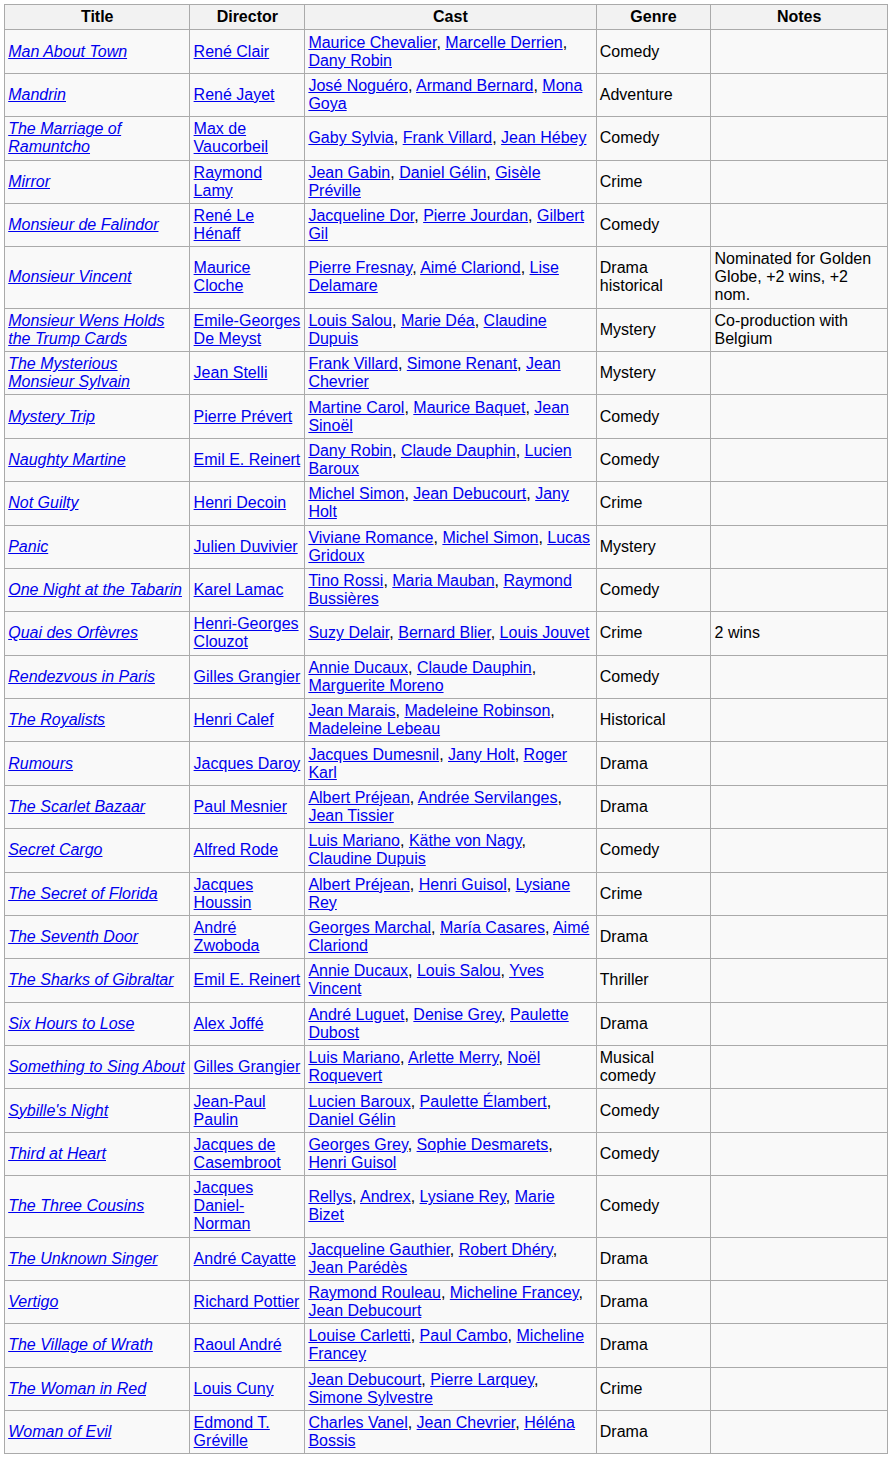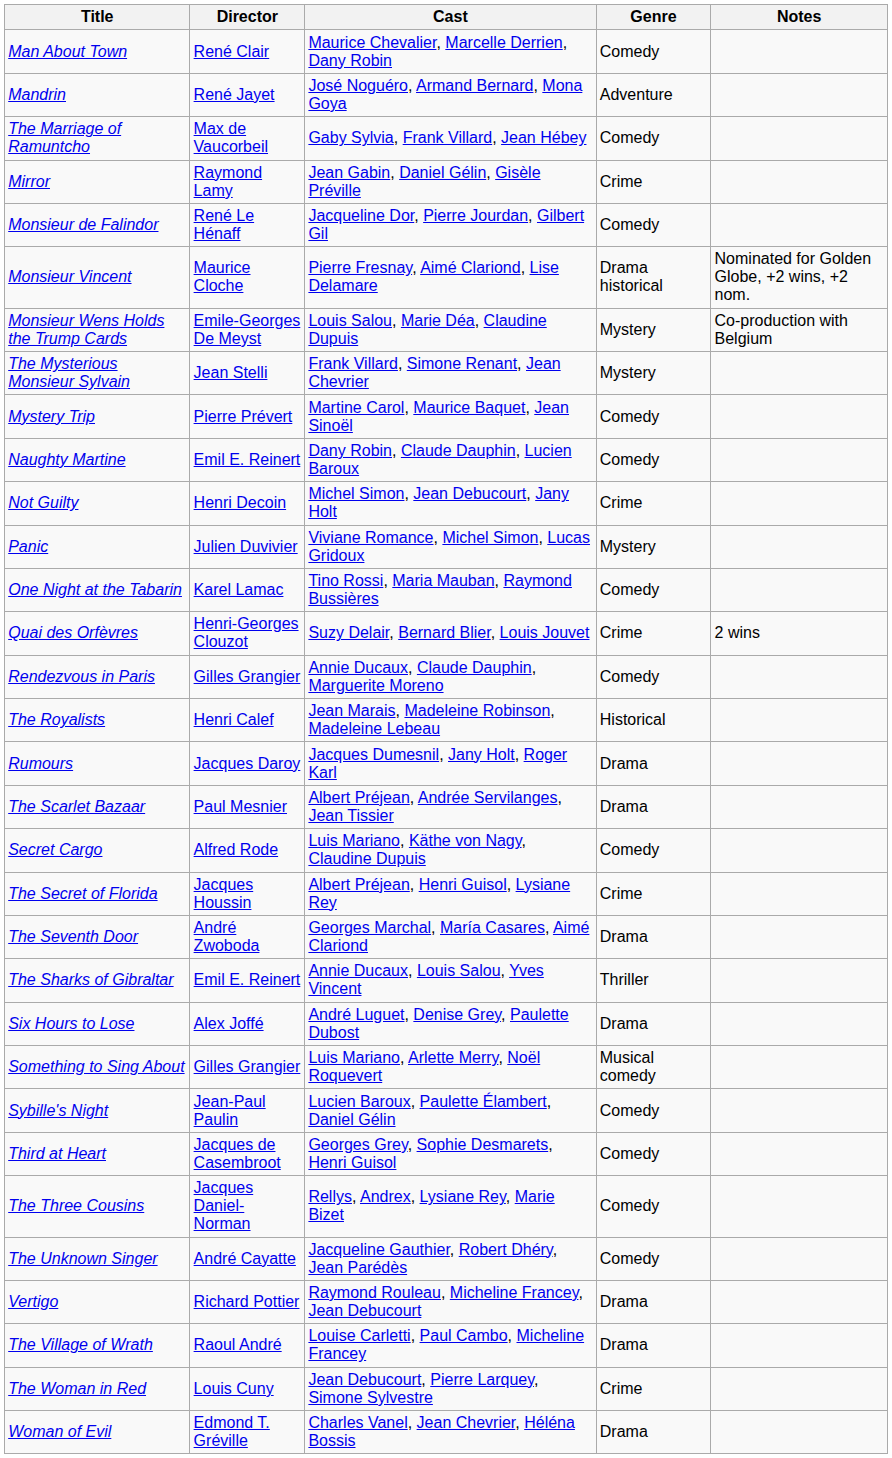(624, 1258) Drama -> (630, 1258) Comedy
